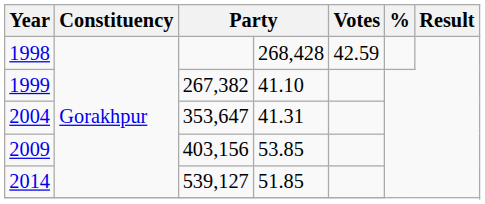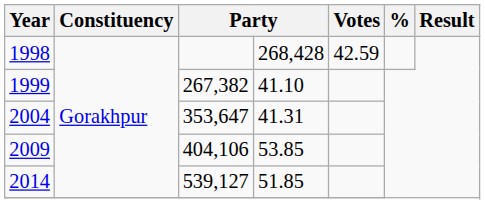(216, 149) 403,156 -> (216, 149) 404,106
